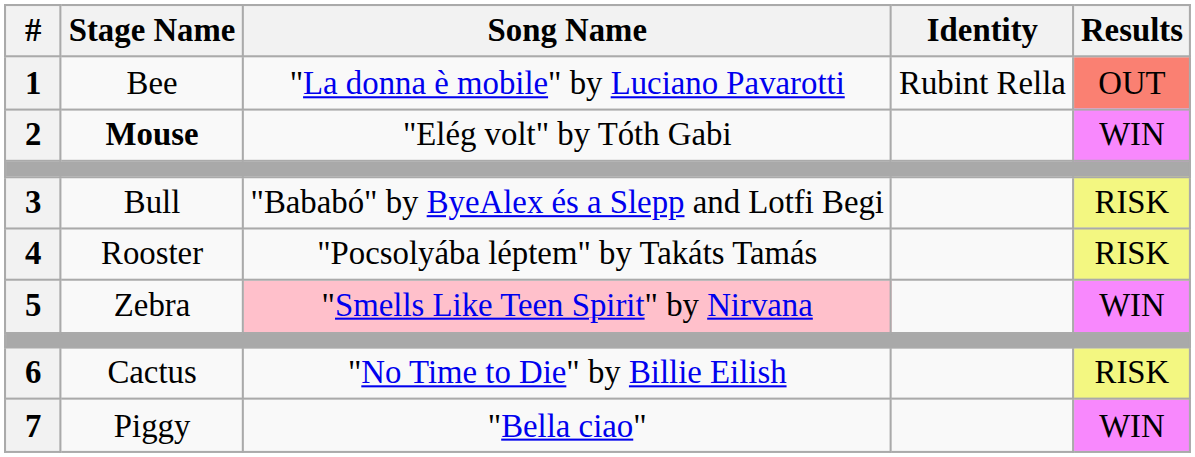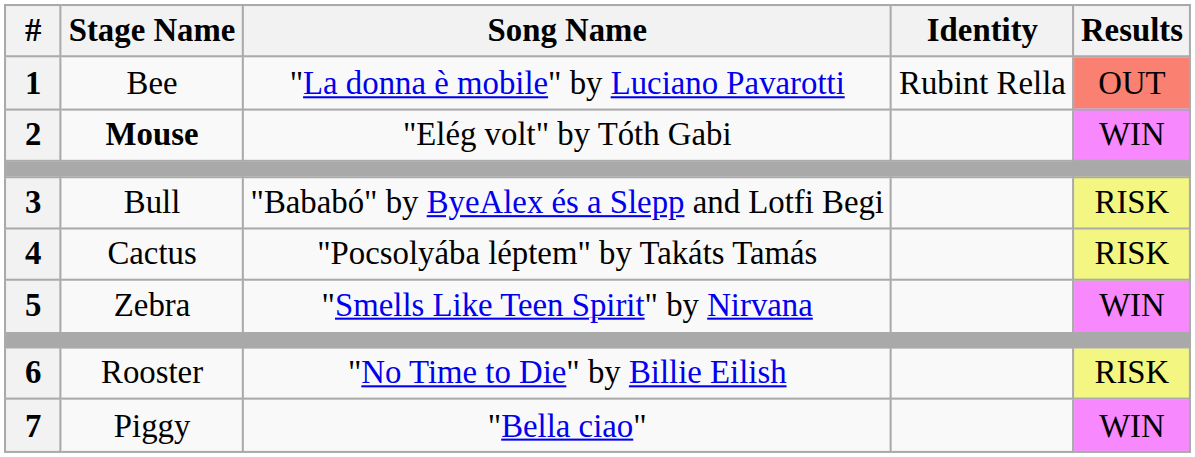(152, 253) Rooster -> (152, 253) Cactus
(567, 305) pink background -> (567, 305) no background
(152, 372) Cactus -> (152, 372) Rooster
